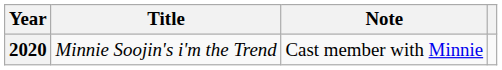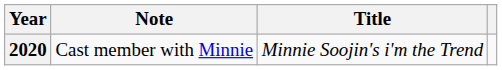columns swapped: (166, 19) <-> (384, 19)
